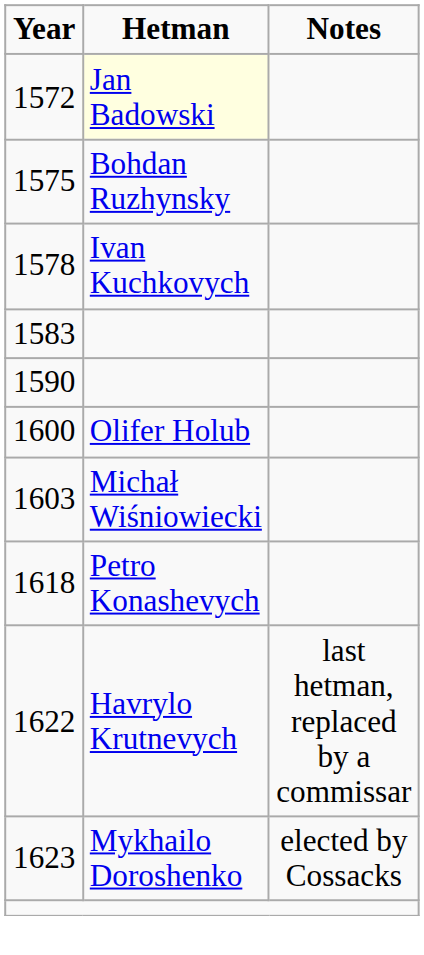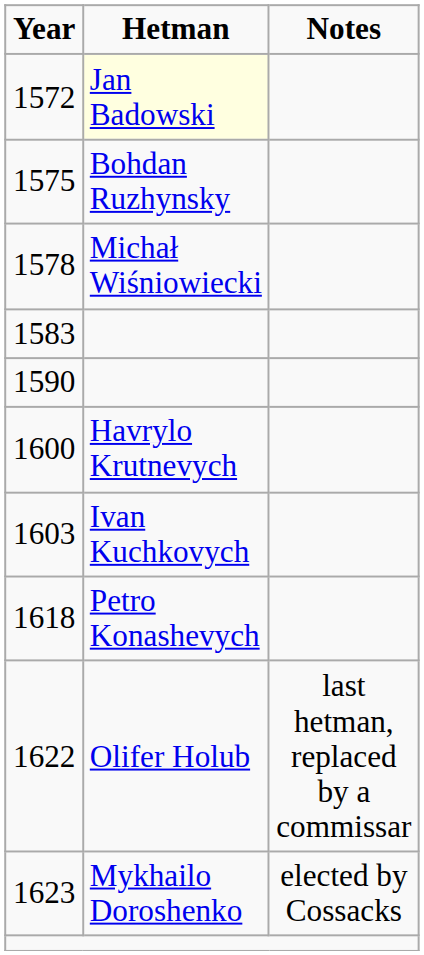(170, 265) Ivan Kuchkovych -> (176, 265) Michał Wiśniowiecki
(170, 431) Olifer Holub -> (163, 449) Havrylo Krutnevych
(176, 498) Michał Wiśniowiecki -> (170, 533) Ivan Kuchkovych
(163, 720) Havrylo Krutnevych -> (170, 755) Olifer Holub
